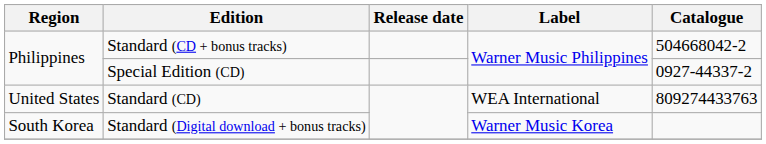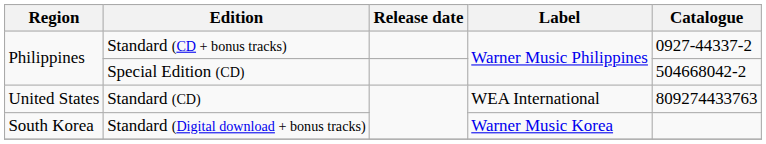(701, 44) 504668042-2 -> (704, 44) 0927-44337-2
(704, 71) 0927-44337-2 -> (701, 71) 504668042-2
